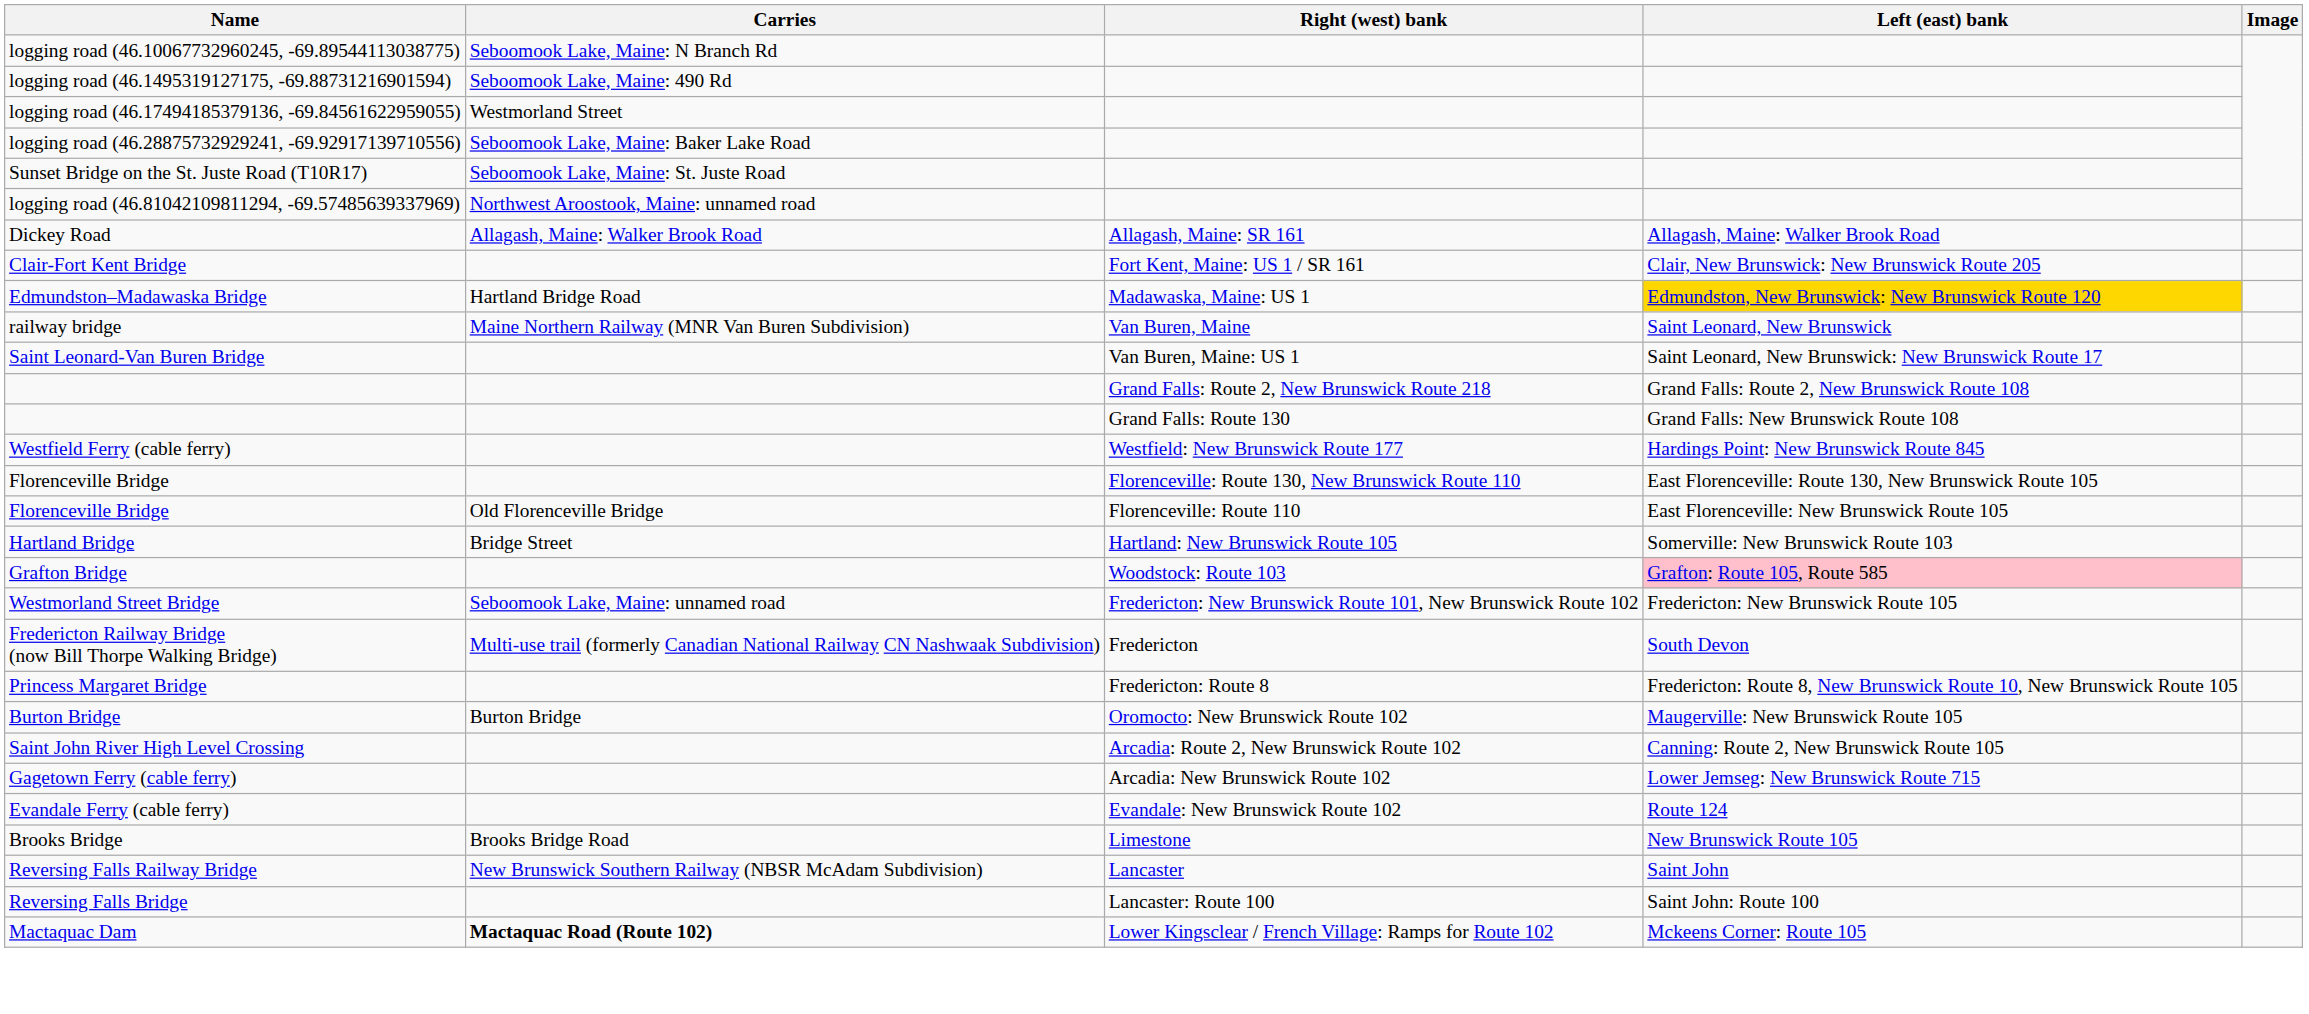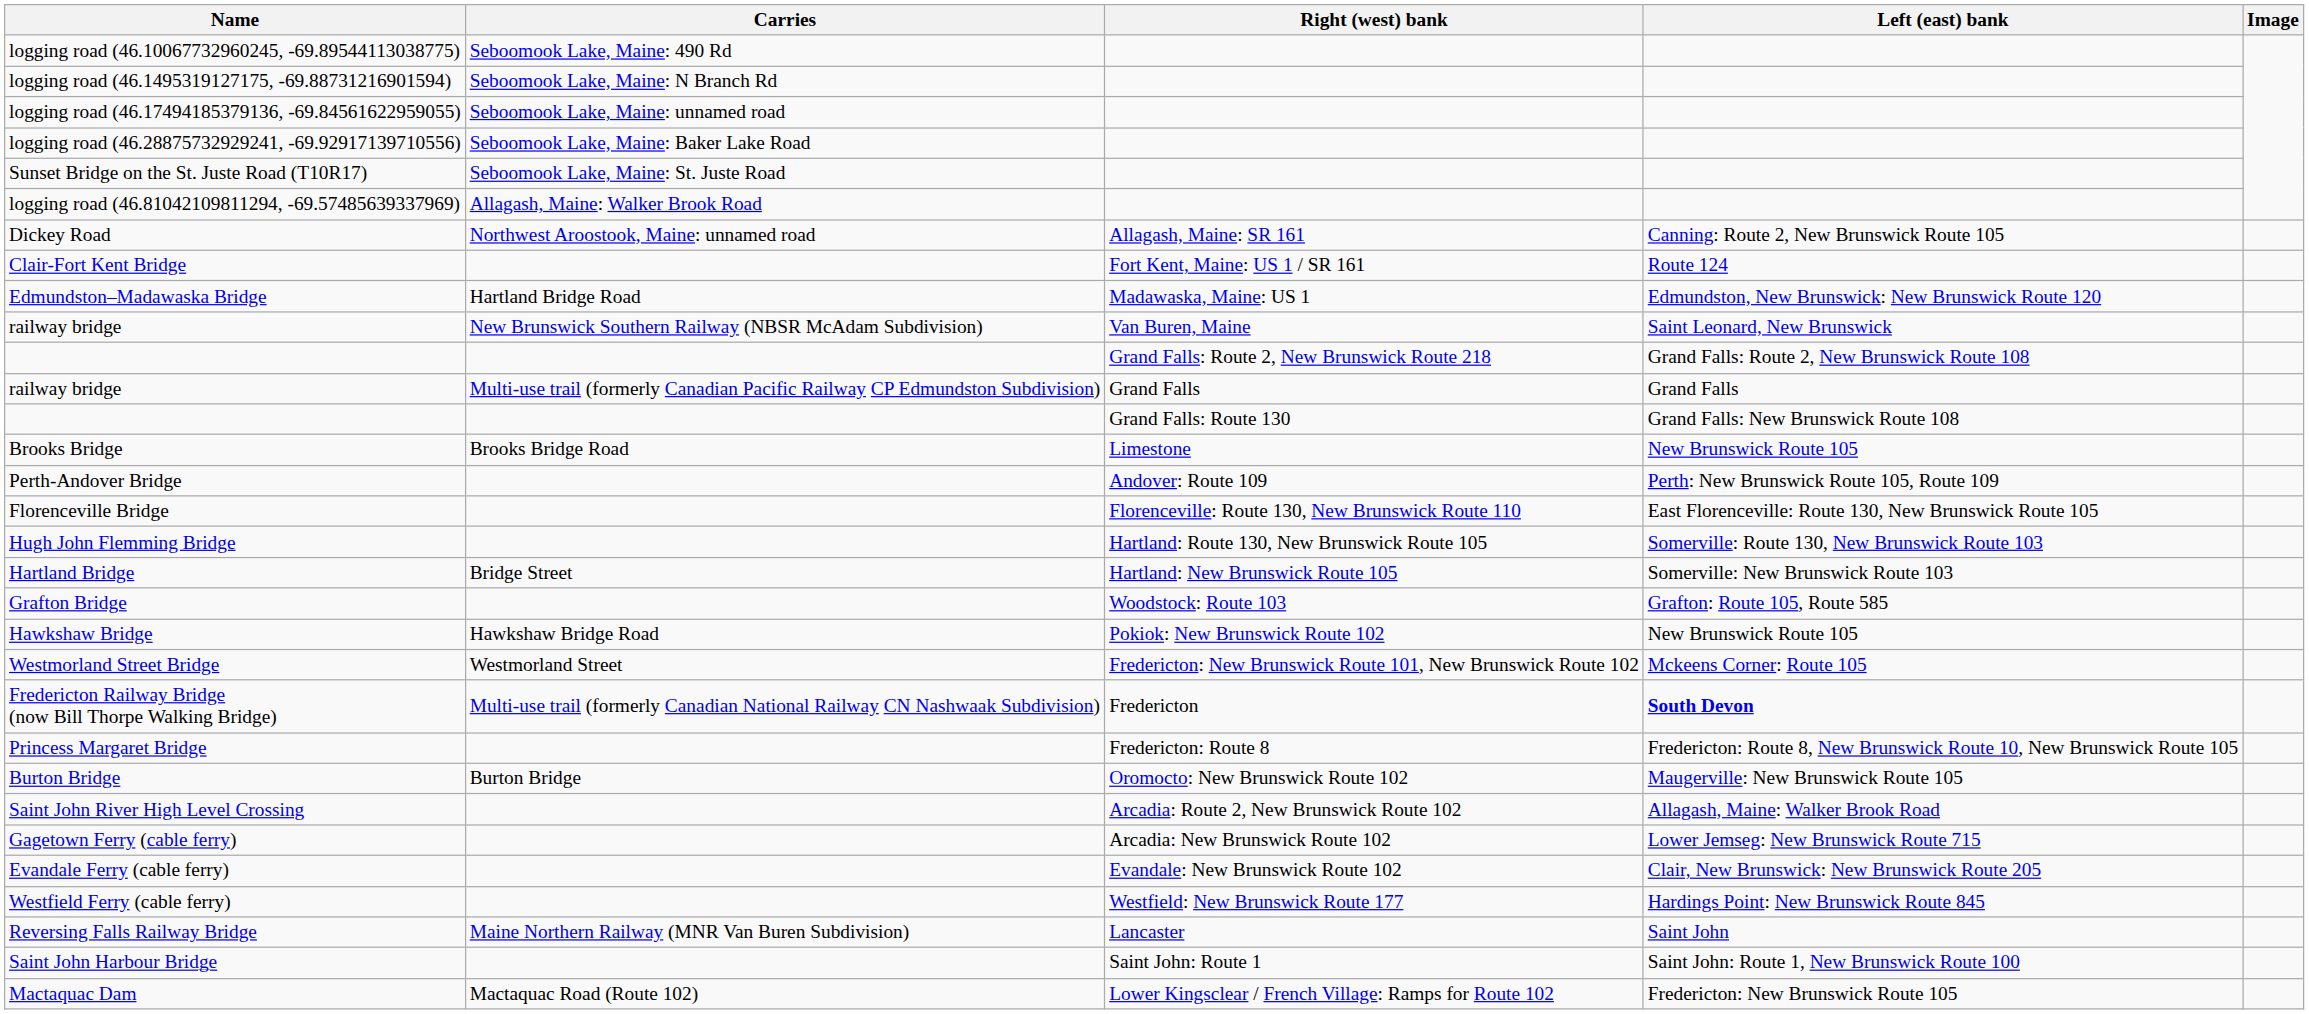(623, 50) Seboomook Lake, Maine: N Branch Rd -> (601, 50) Seboomook Lake, Maine: 490 Rd
(601, 81) Seboomook Lake, Maine: 490 Rd -> (623, 81) Seboomook Lake, Maine: N Branch Rd
(546, 111) Westmorland Street -> (627, 111) Seboomook Lake, Maine: unnamed road
(643, 204) Northwest Aroostook, Maine: unnamed road -> (616, 204) Allagash, Maine: Walker Brook Road
(616, 234) Allagash, Maine: Walker Brook Road -> (643, 234) Northwest Aroostook, Maine: unnamed road
(1793, 234) Allagash, Maine: Walker Brook Road -> (1826, 234) Canning: Route 2, New Brunswick Route 105
(1844, 265) Clair, New Brunswick: New Brunswick Route 205 -> (1688, 265) Route 124
(1874, 296) gold background -> (1874, 296) no background
(689, 326) Maine Northern Railway (MNR Van Buren Subdivision) -> (726, 326) New Brunswick Southern Railway (NBSR McAdam Subdivision)
- row: (137, 357)
+ row: (65, 388)
rows swapped: (66, 839) <-> (120, 449)
+ row: (95, 480)
- row: (89, 511)
+ row: (122, 541)
(1768, 572) pink background -> (1768, 603) no background
+ row: (81, 633)
(627, 603) Seboomook Lake, Maine: unnamed road -> (546, 664) Westmorland Street
(1802, 603) Fredericton: New Brunswick Route 105 -> (1757, 664) Mckeens Corner: Route 105
(1698, 644) normal -> (1701, 706) bold
(1826, 747) Canning: Route 2, New Brunswick Route 105 -> (1794, 809) Allagash, Maine: Walker Brook Road
(1687, 809) Route 124 -> (1844, 870) Clair, New Brunswick: New Brunswick Route 205
(726, 870) New Brunswick Southern Railway (NBSR McAdam Subdivision) -> (689, 932) Maine Northern Railway (MNR Van Buren Subdivision)
- row: (98, 901)
+ row: (113, 962)
(591, 932) bold -> (584, 993) normal
(1757, 932) Mckeens Corner: Route 105 -> (1803, 993) Fredericton: New Brunswick Route 105
